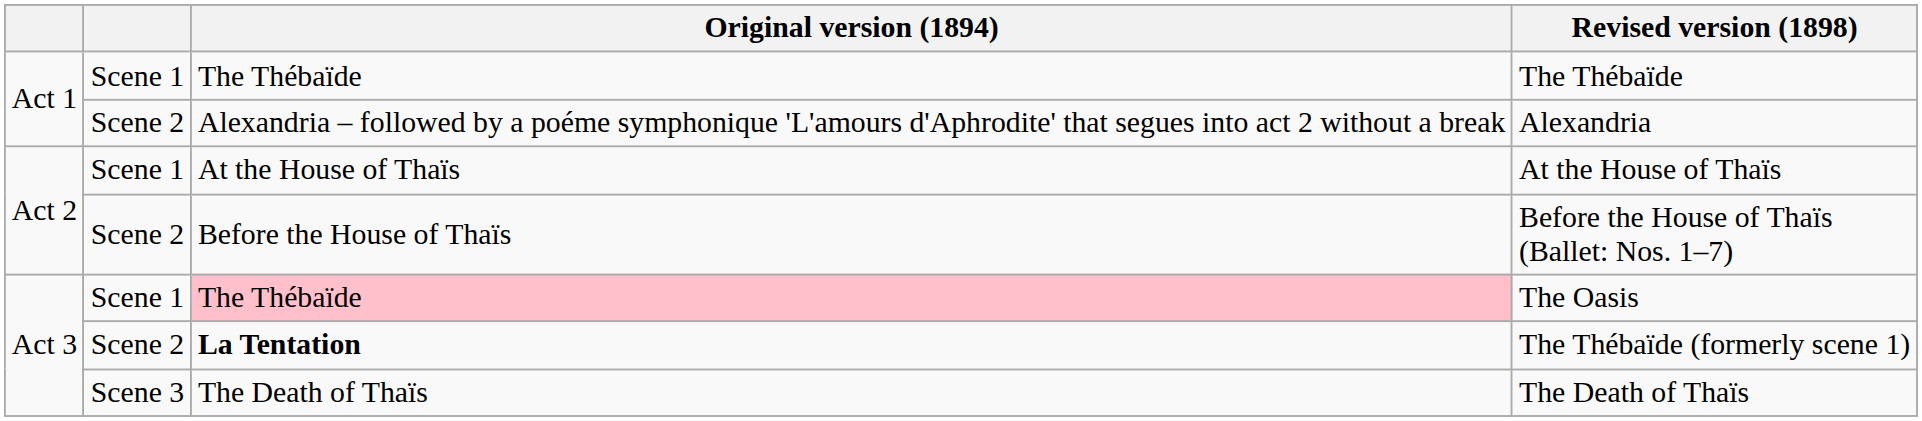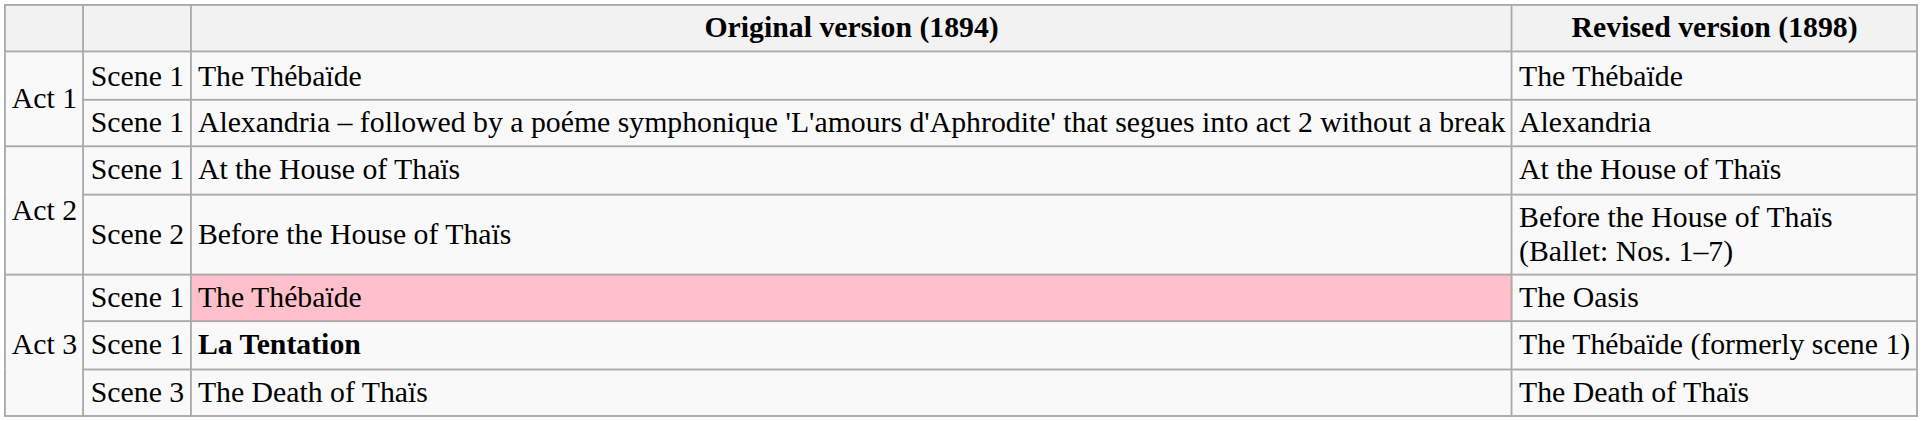(137, 122) Scene 2 -> (137, 122) Scene 1
(137, 344) Scene 2 -> (137, 344) Scene 1
